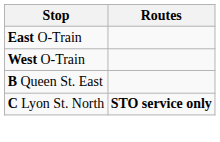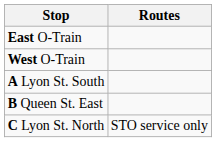+ row: (56, 81)
(161, 103) bold -> (159, 125) normal
